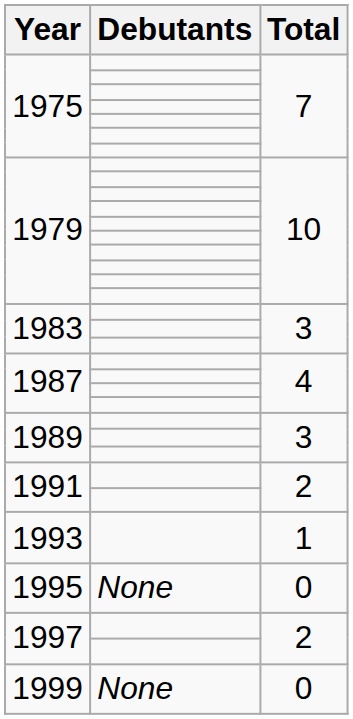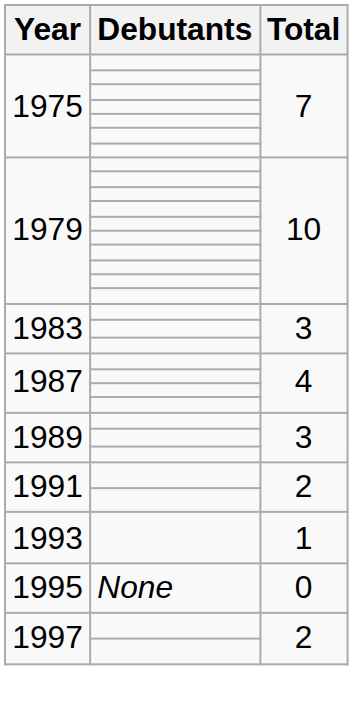- row: (48, 687)
